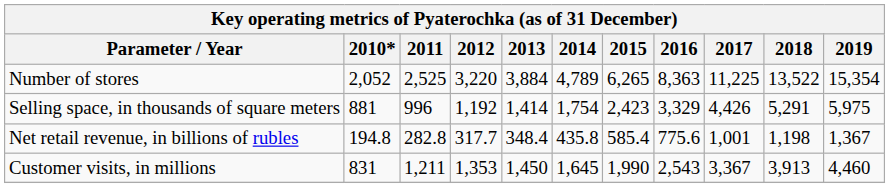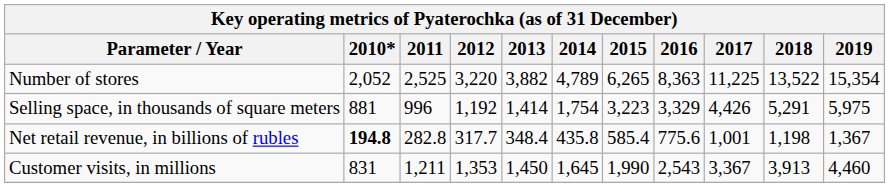(527, 78) 3,884 -> (527, 78) 3,882
(628, 108) 2,423 -> (628, 108) 3,223
(370, 138) normal -> (370, 138) bold
